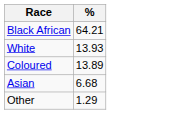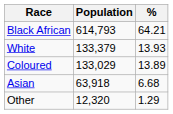+ column: (104, 13)
